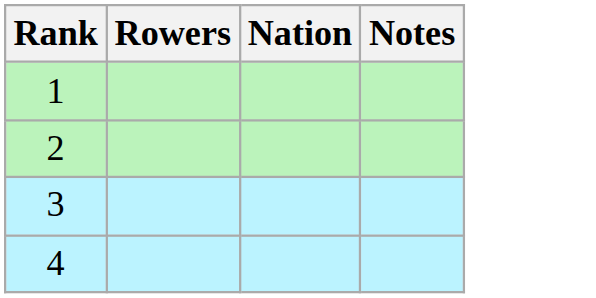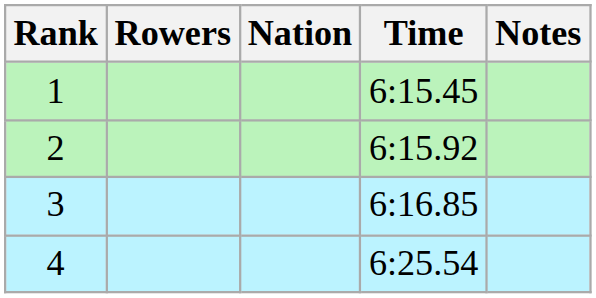+ column: (424, 33)
